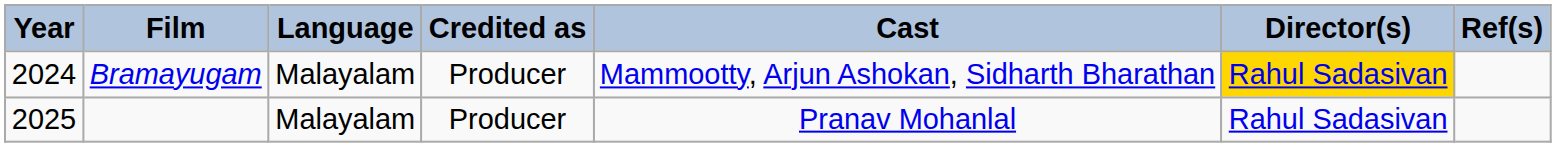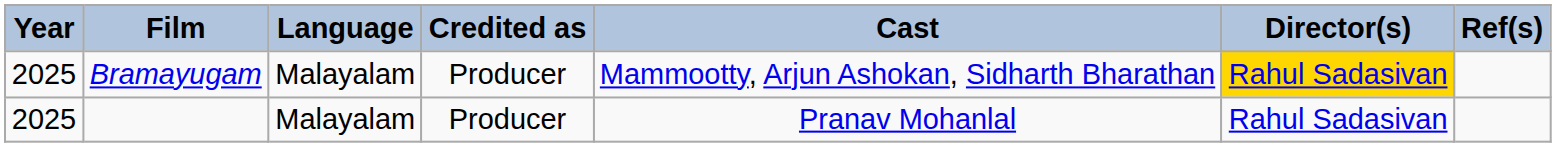(44, 74) 2024 -> (44, 74) 2025
